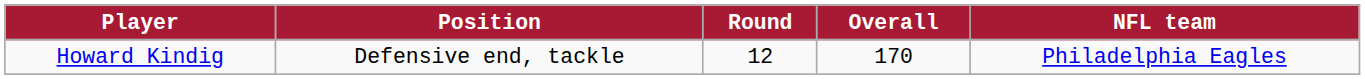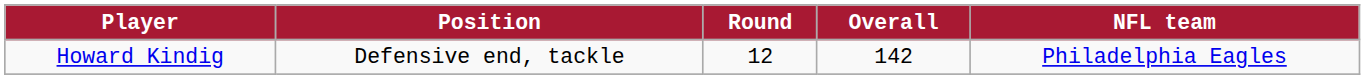(894, 57) 170 -> (894, 57) 142
